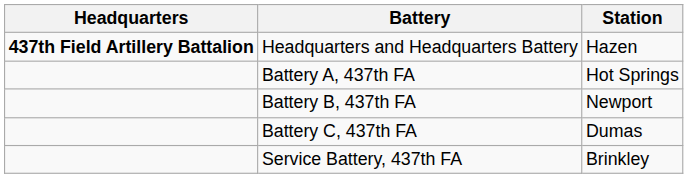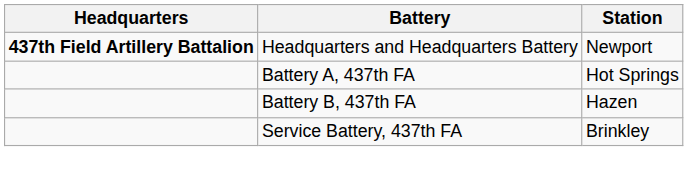(612, 46) Hazen -> (619, 46) Newport
(619, 103) Newport -> (612, 103) Hazen
- row: (339, 131)
